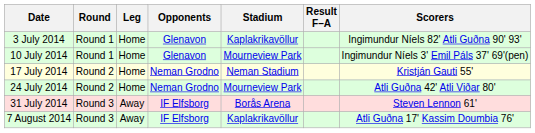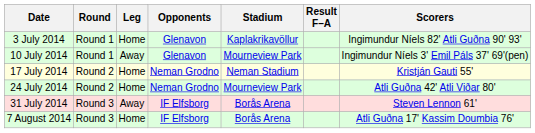(132, 55) Home -> (132, 55) Away
(132, 119) Away -> (132, 119) Home
(263, 119) Kaplakrikavöllur -> (263, 119) Borås Arena
